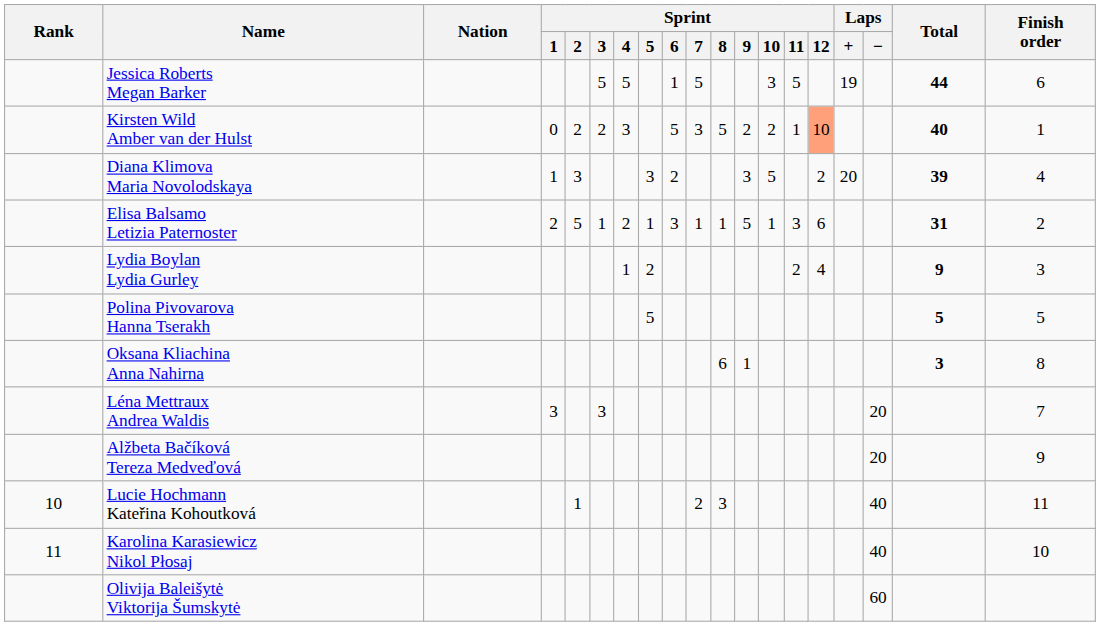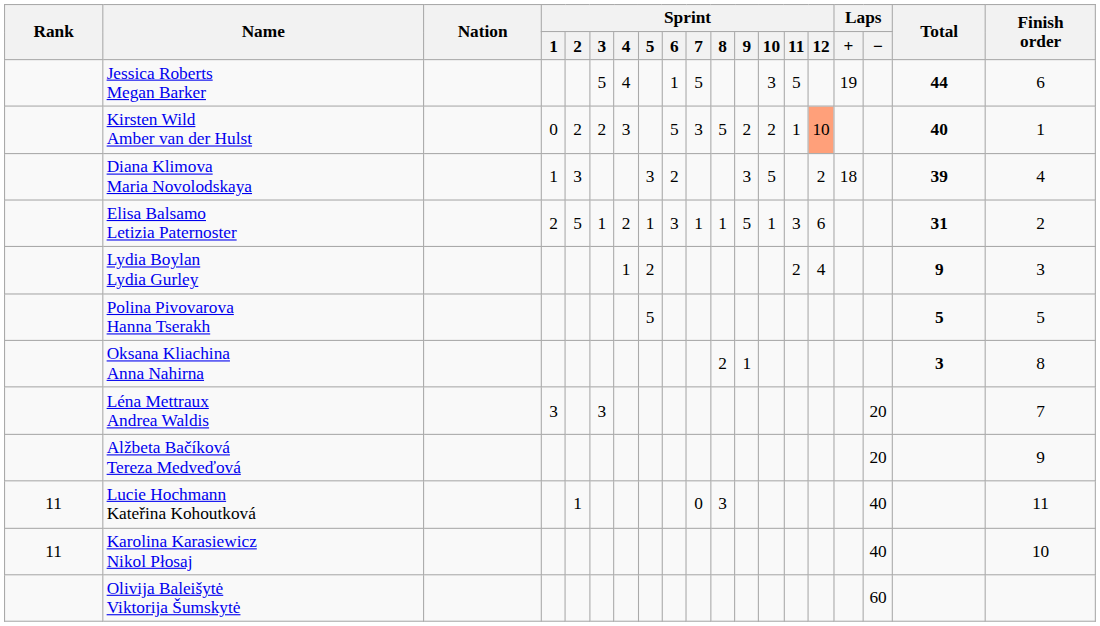(626, 82) 5 -> (626, 82) 4
(848, 176) 20 -> (848, 176) 18
(723, 363) 6 -> (723, 363) 2
(54, 504) 10 -> (54, 504) 11
(698, 504) 2 -> (698, 504) 0
